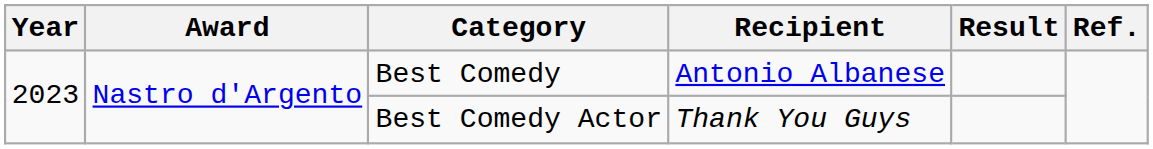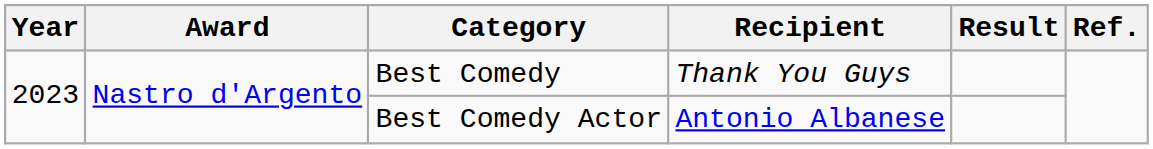(810, 74) Antonio Albanese -> (793, 74) Thank You Guys
(793, 119) Thank You Guys -> (810, 119) Antonio Albanese
